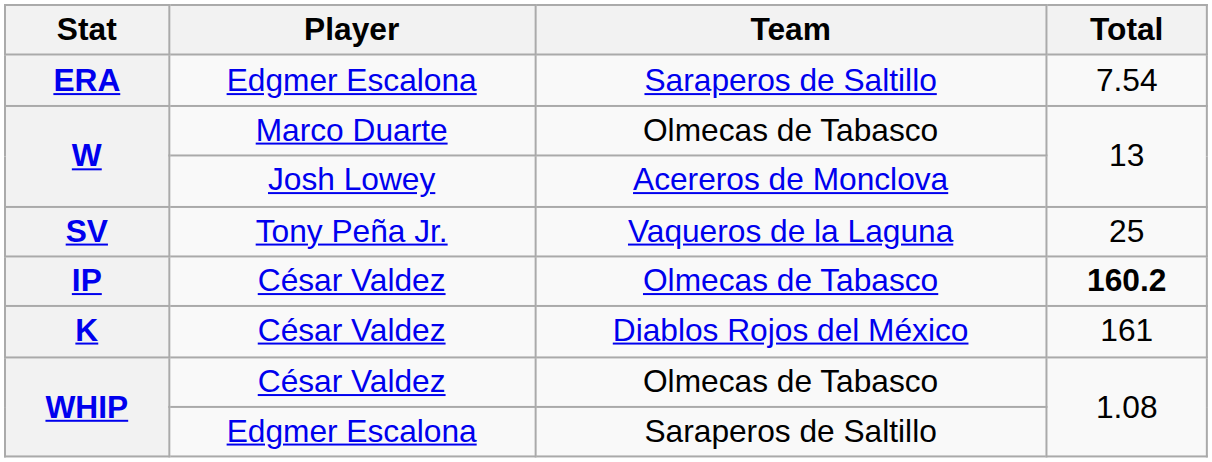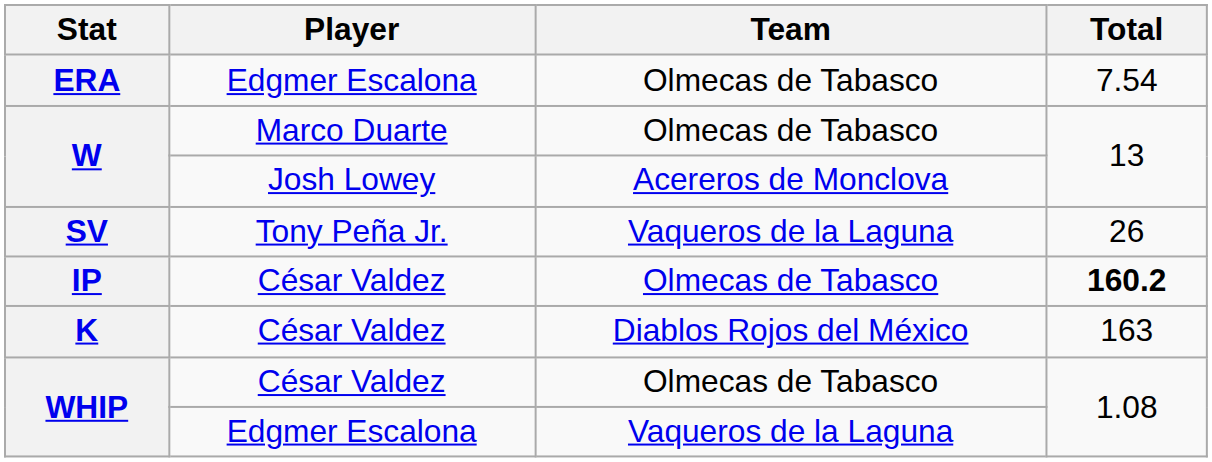(791, 79) Saraperos de Saltillo -> (791, 79) Olmecas de Tabasco
(1127, 230) 25 -> (1127, 230) 26
(1127, 331) 161 -> (1127, 331) 163
(791, 431) Saraperos de Saltillo -> (791, 431) Vaqueros de la Laguna
